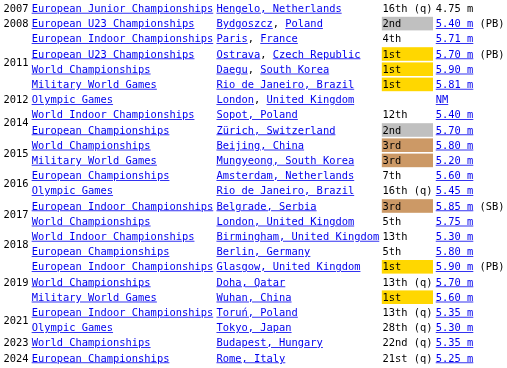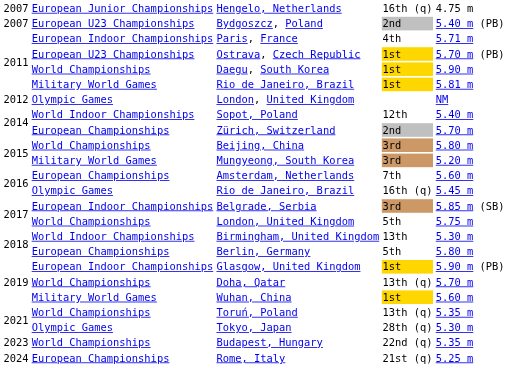(16, 24) 2008 -> (16, 24) 2007
(122, 312) European Indoor Championships -> (91, 312) World Championships
